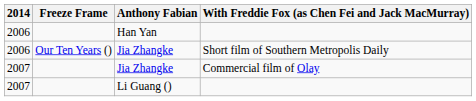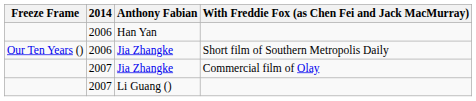columns swapped: (19, 13) <-> (74, 13)
